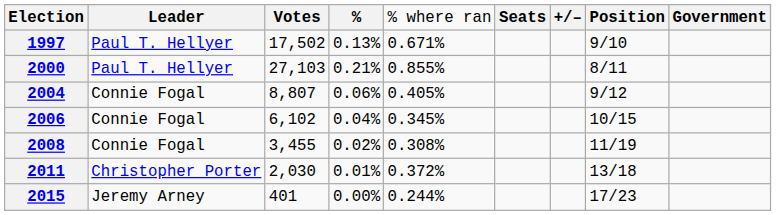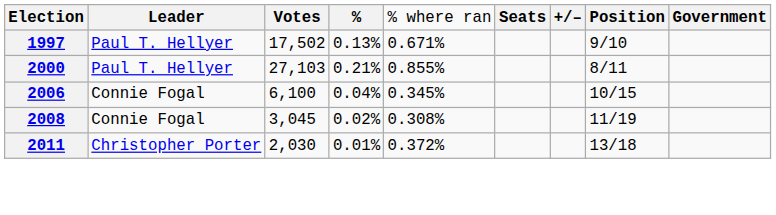- row: (46, 94)
(292, 120) 6,102 -> (292, 94) 6,100
(292, 146) 3,455 -> (292, 120) 3,045
- row: (46, 197)
